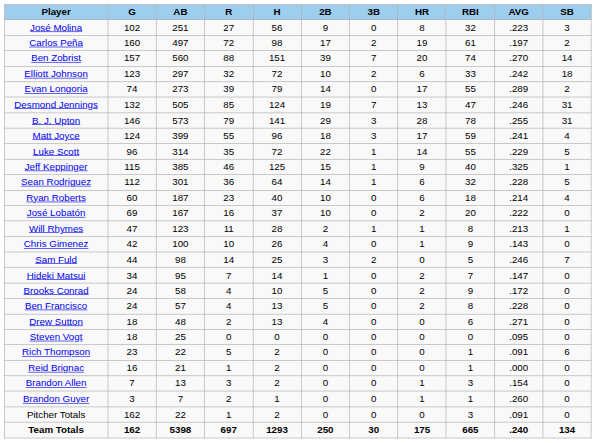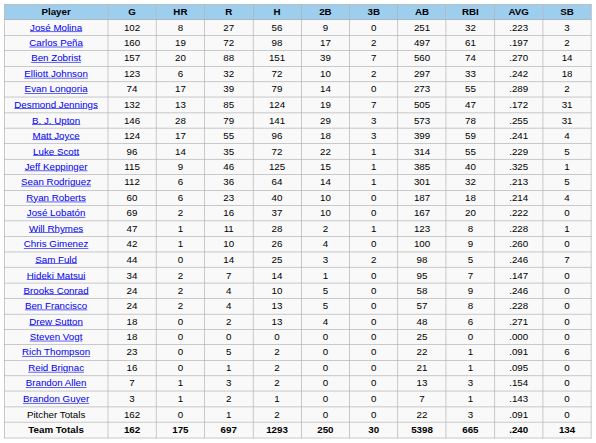columns swapped: (180, 12) <-> (422, 12)
(519, 105) .246 -> (519, 105) .172
(519, 182) .228 -> (519, 182) .213
(519, 228) .213 -> (519, 228) .228
(519, 244) .143 -> (519, 244) .260
(519, 290) .172 -> (519, 290) .246
(519, 337) .095 -> (519, 337) .000
(519, 368) .000 -> (519, 368) .095
(519, 399) .260 -> (519, 399) .143
